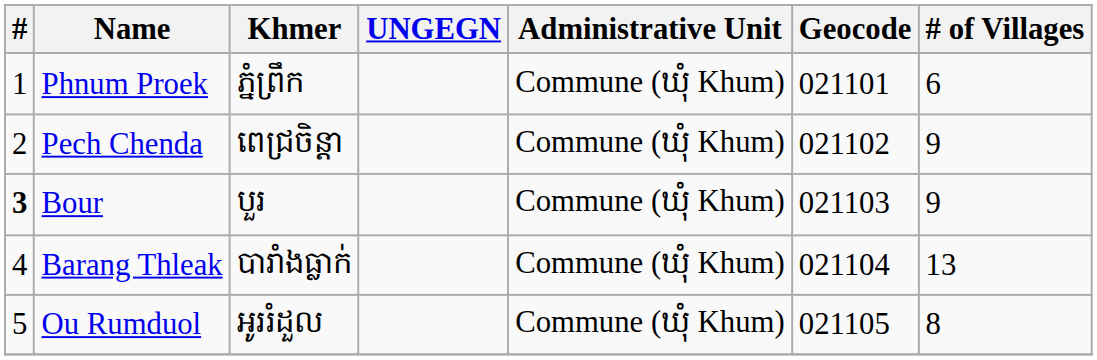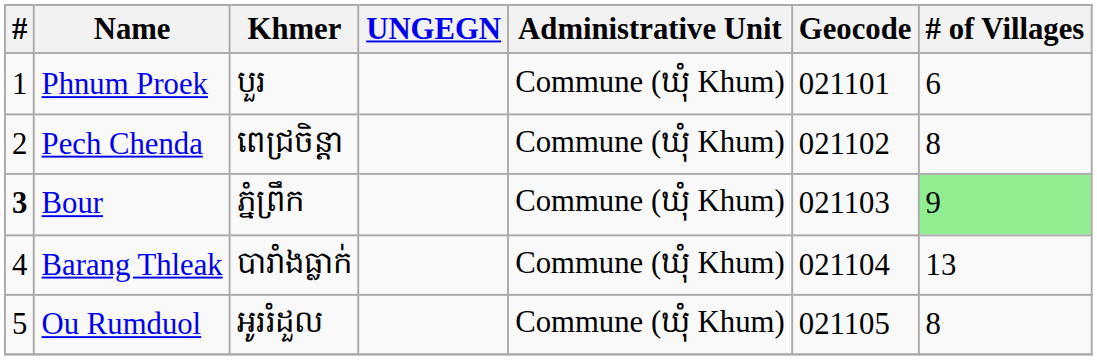(270, 81) ភ្នំព្រឹក -> (251, 81) បួរ
(933, 143) 9 -> (933, 143) 8
(251, 201) បួរ -> (270, 201) ភ្នំព្រឹក
(933, 203) no background -> (933, 203) lightgreen background
